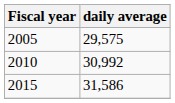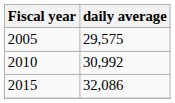(103, 86) 31,586 -> (103, 86) 32,086
